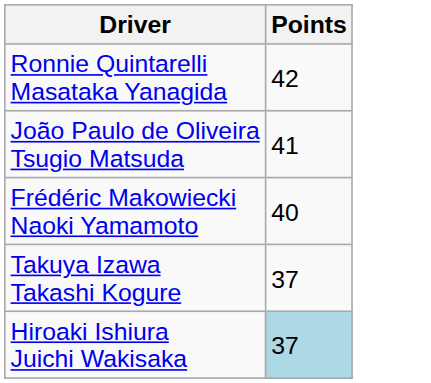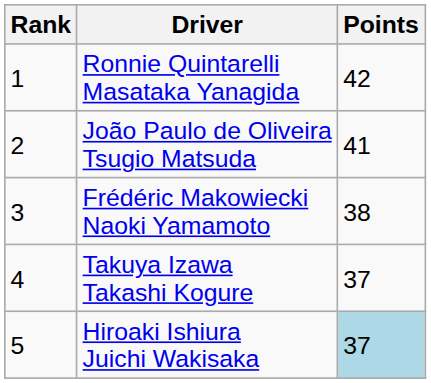+ column: (41, 25)
(285, 212) 40 -> (357, 212) 38
